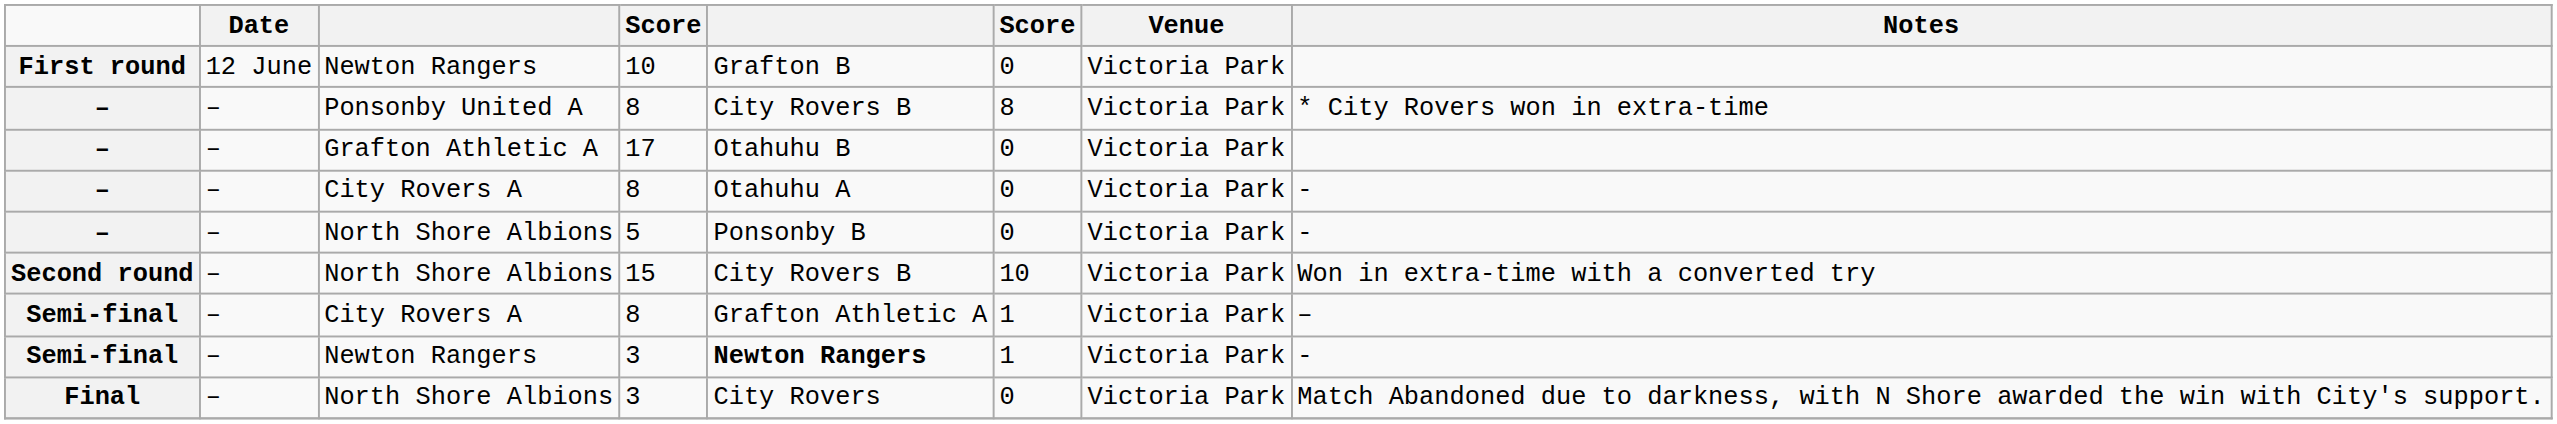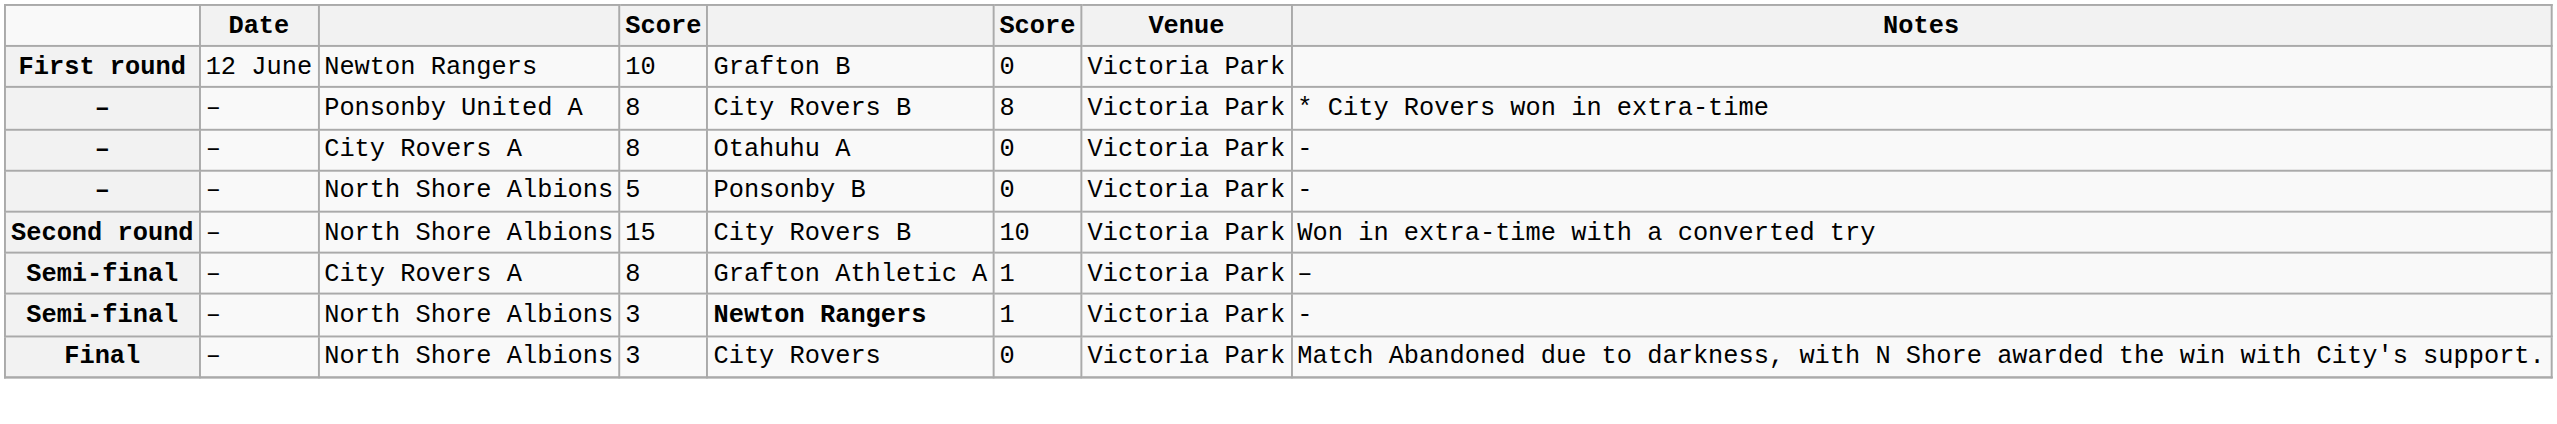- row: (102, 150)
(431, 356) Newton Rangers -> (469, 315) North Shore Albions
